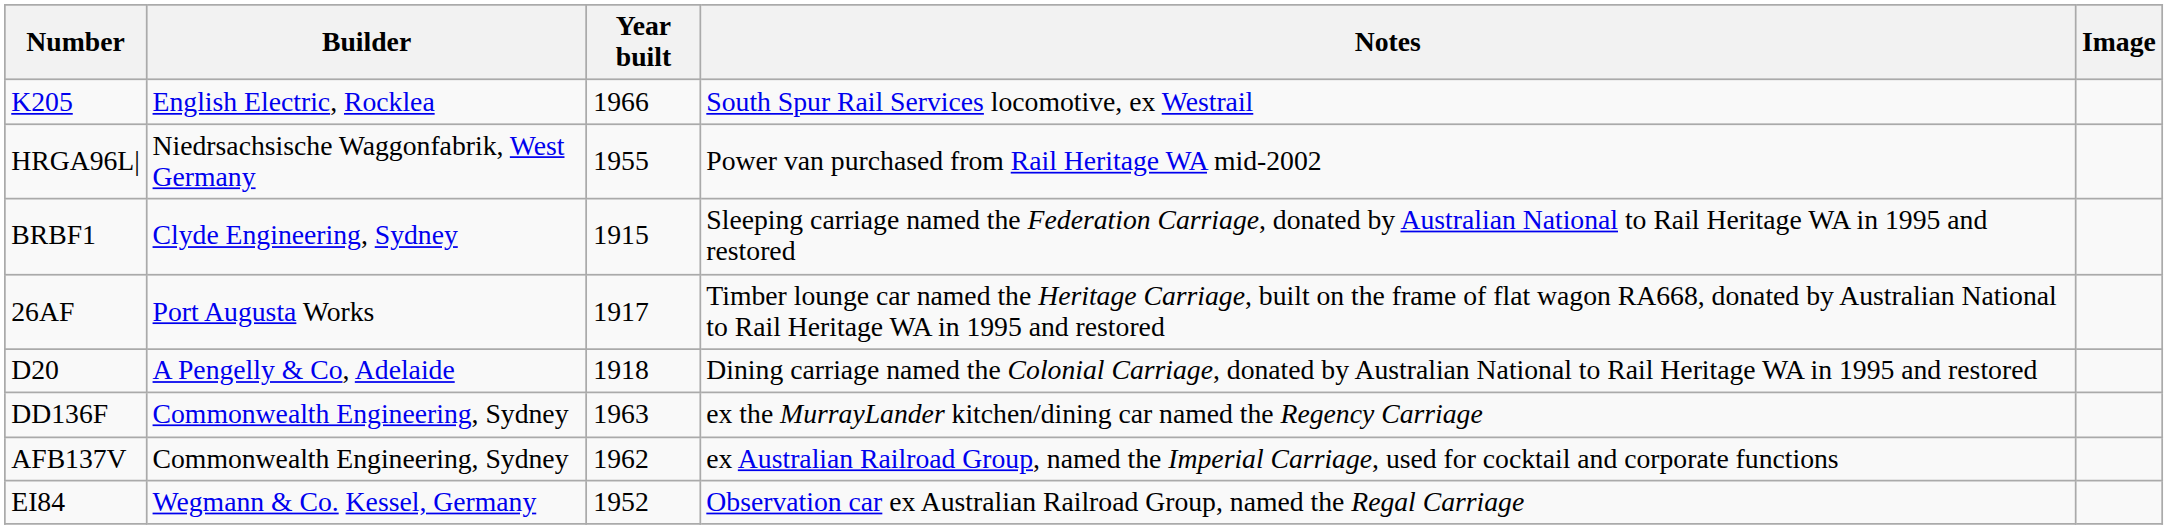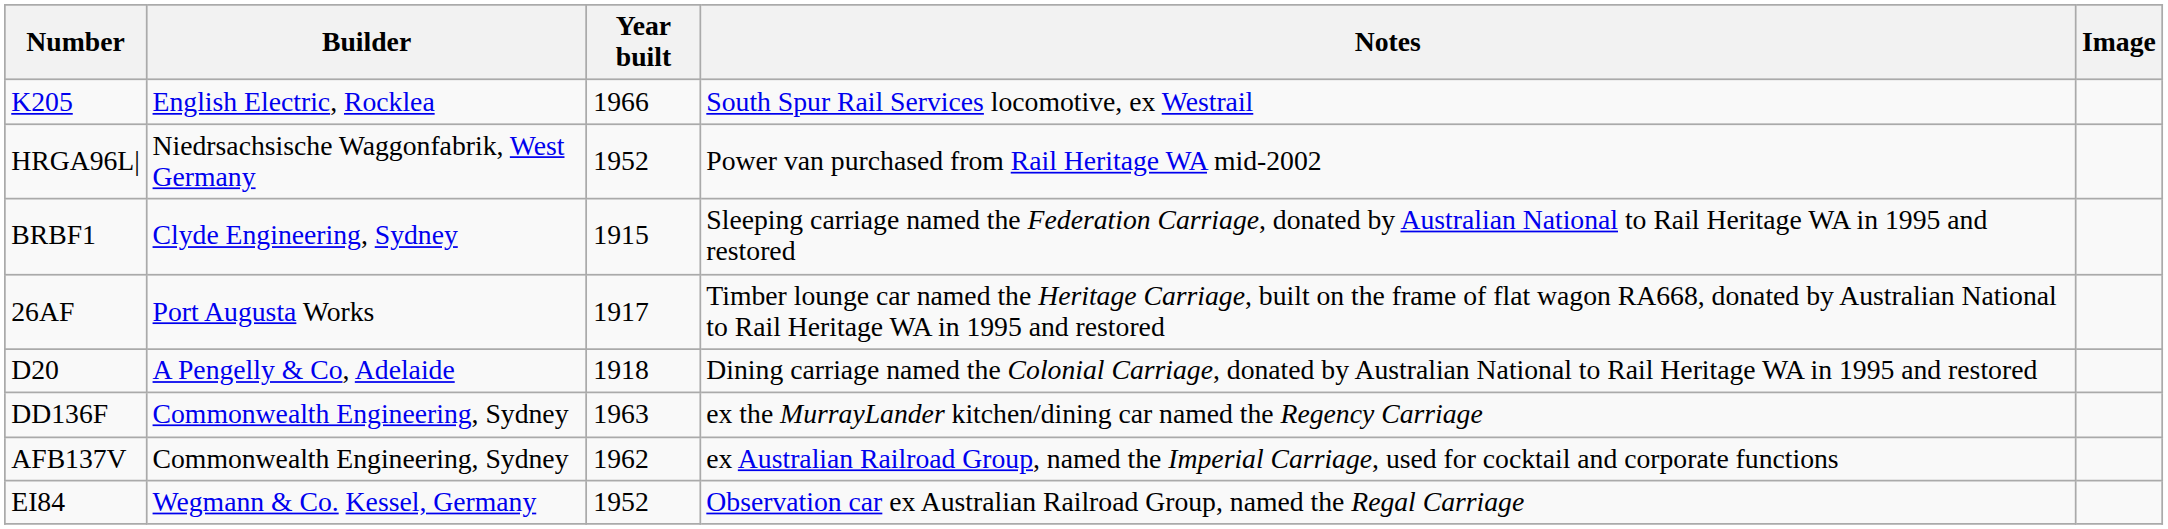(621, 160) 1955 -> (621, 160) 1952
